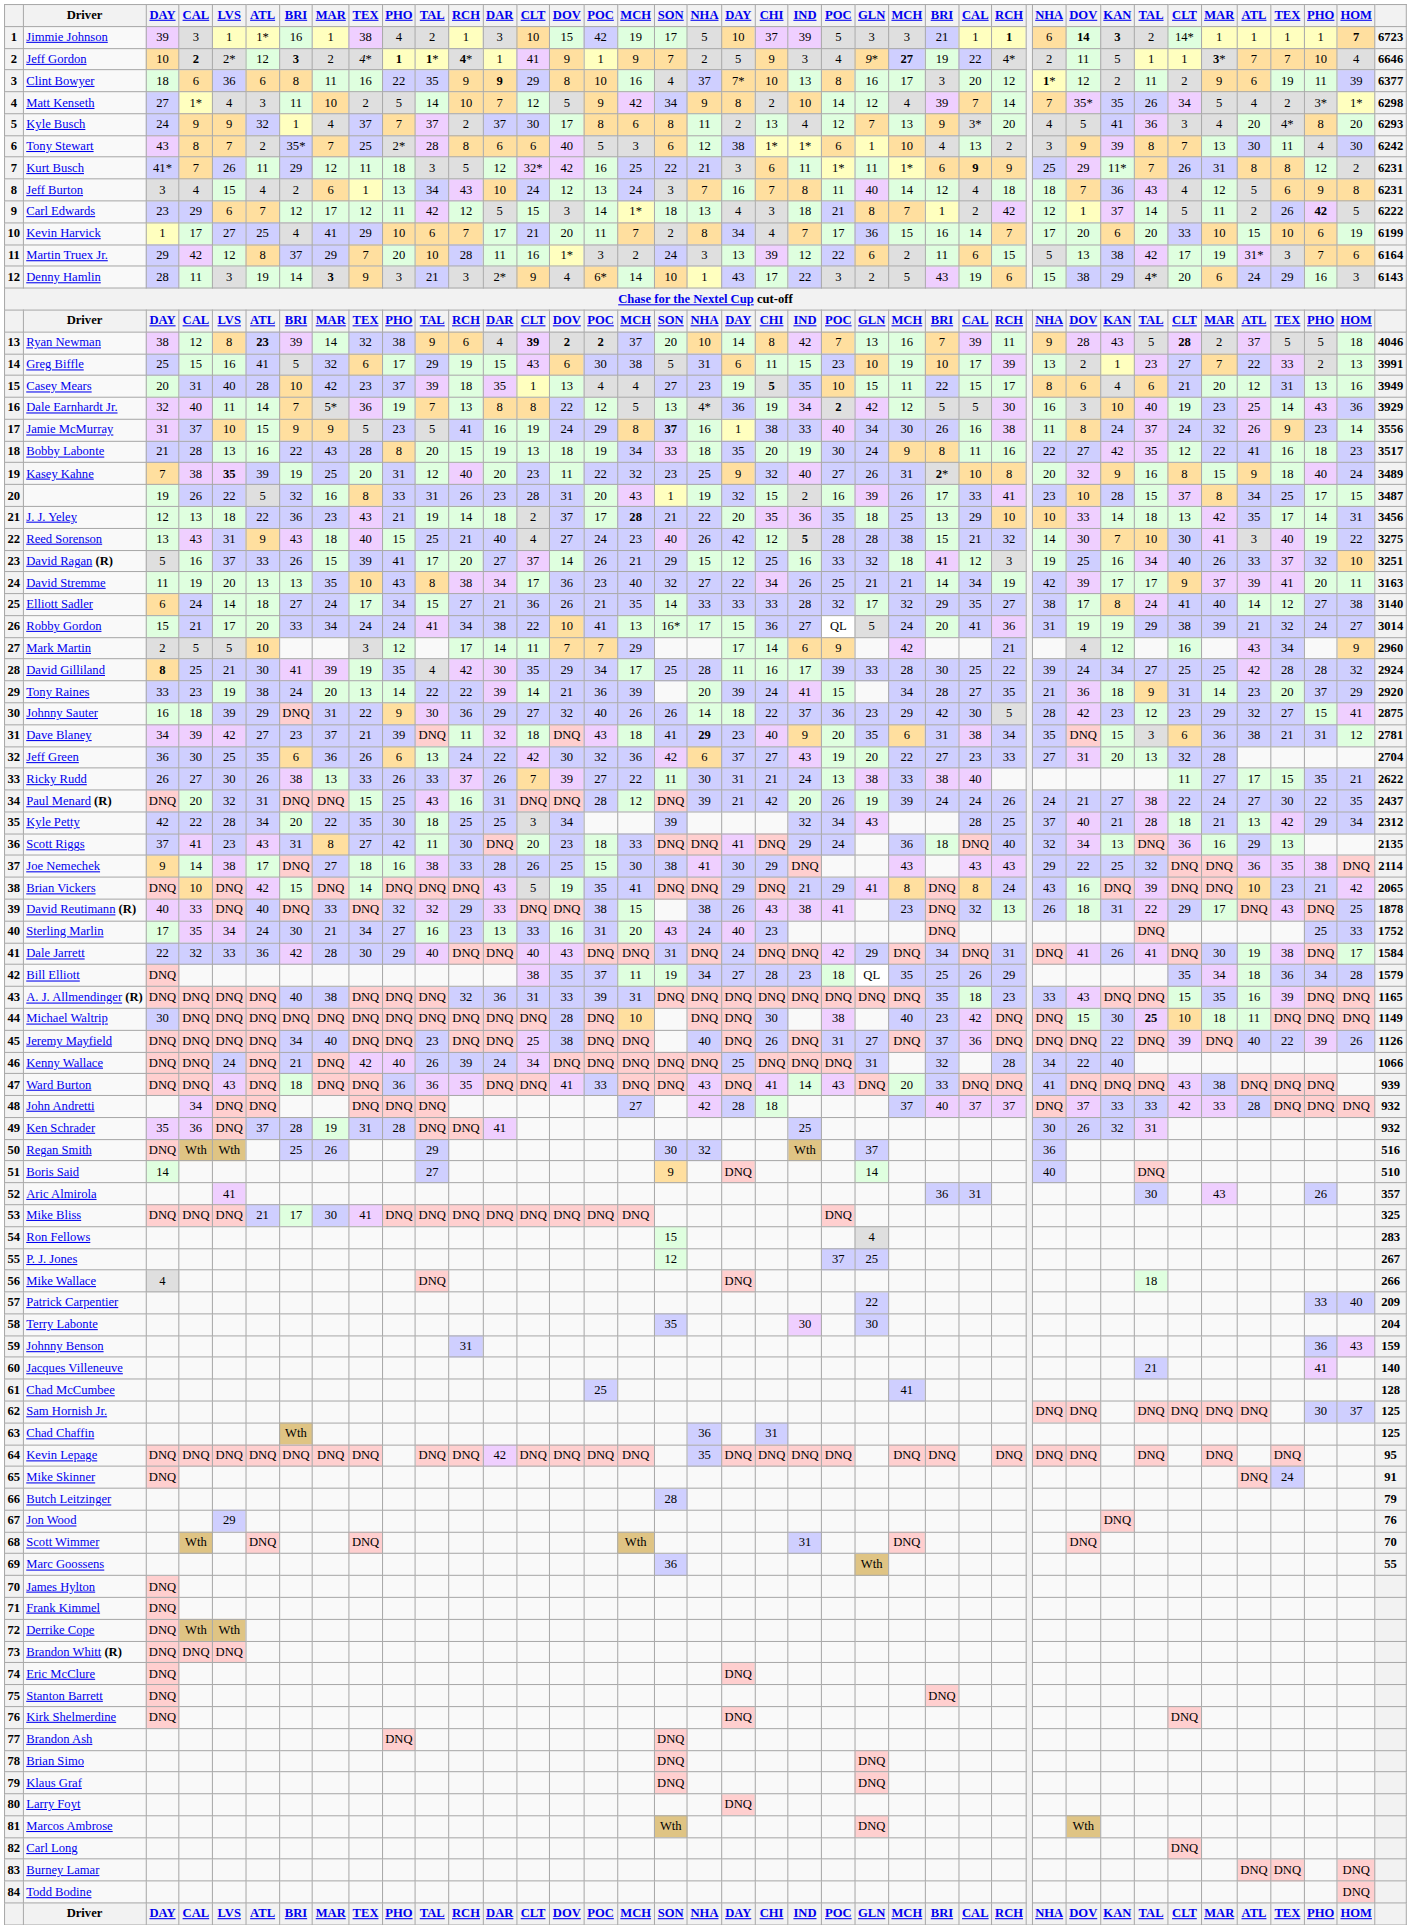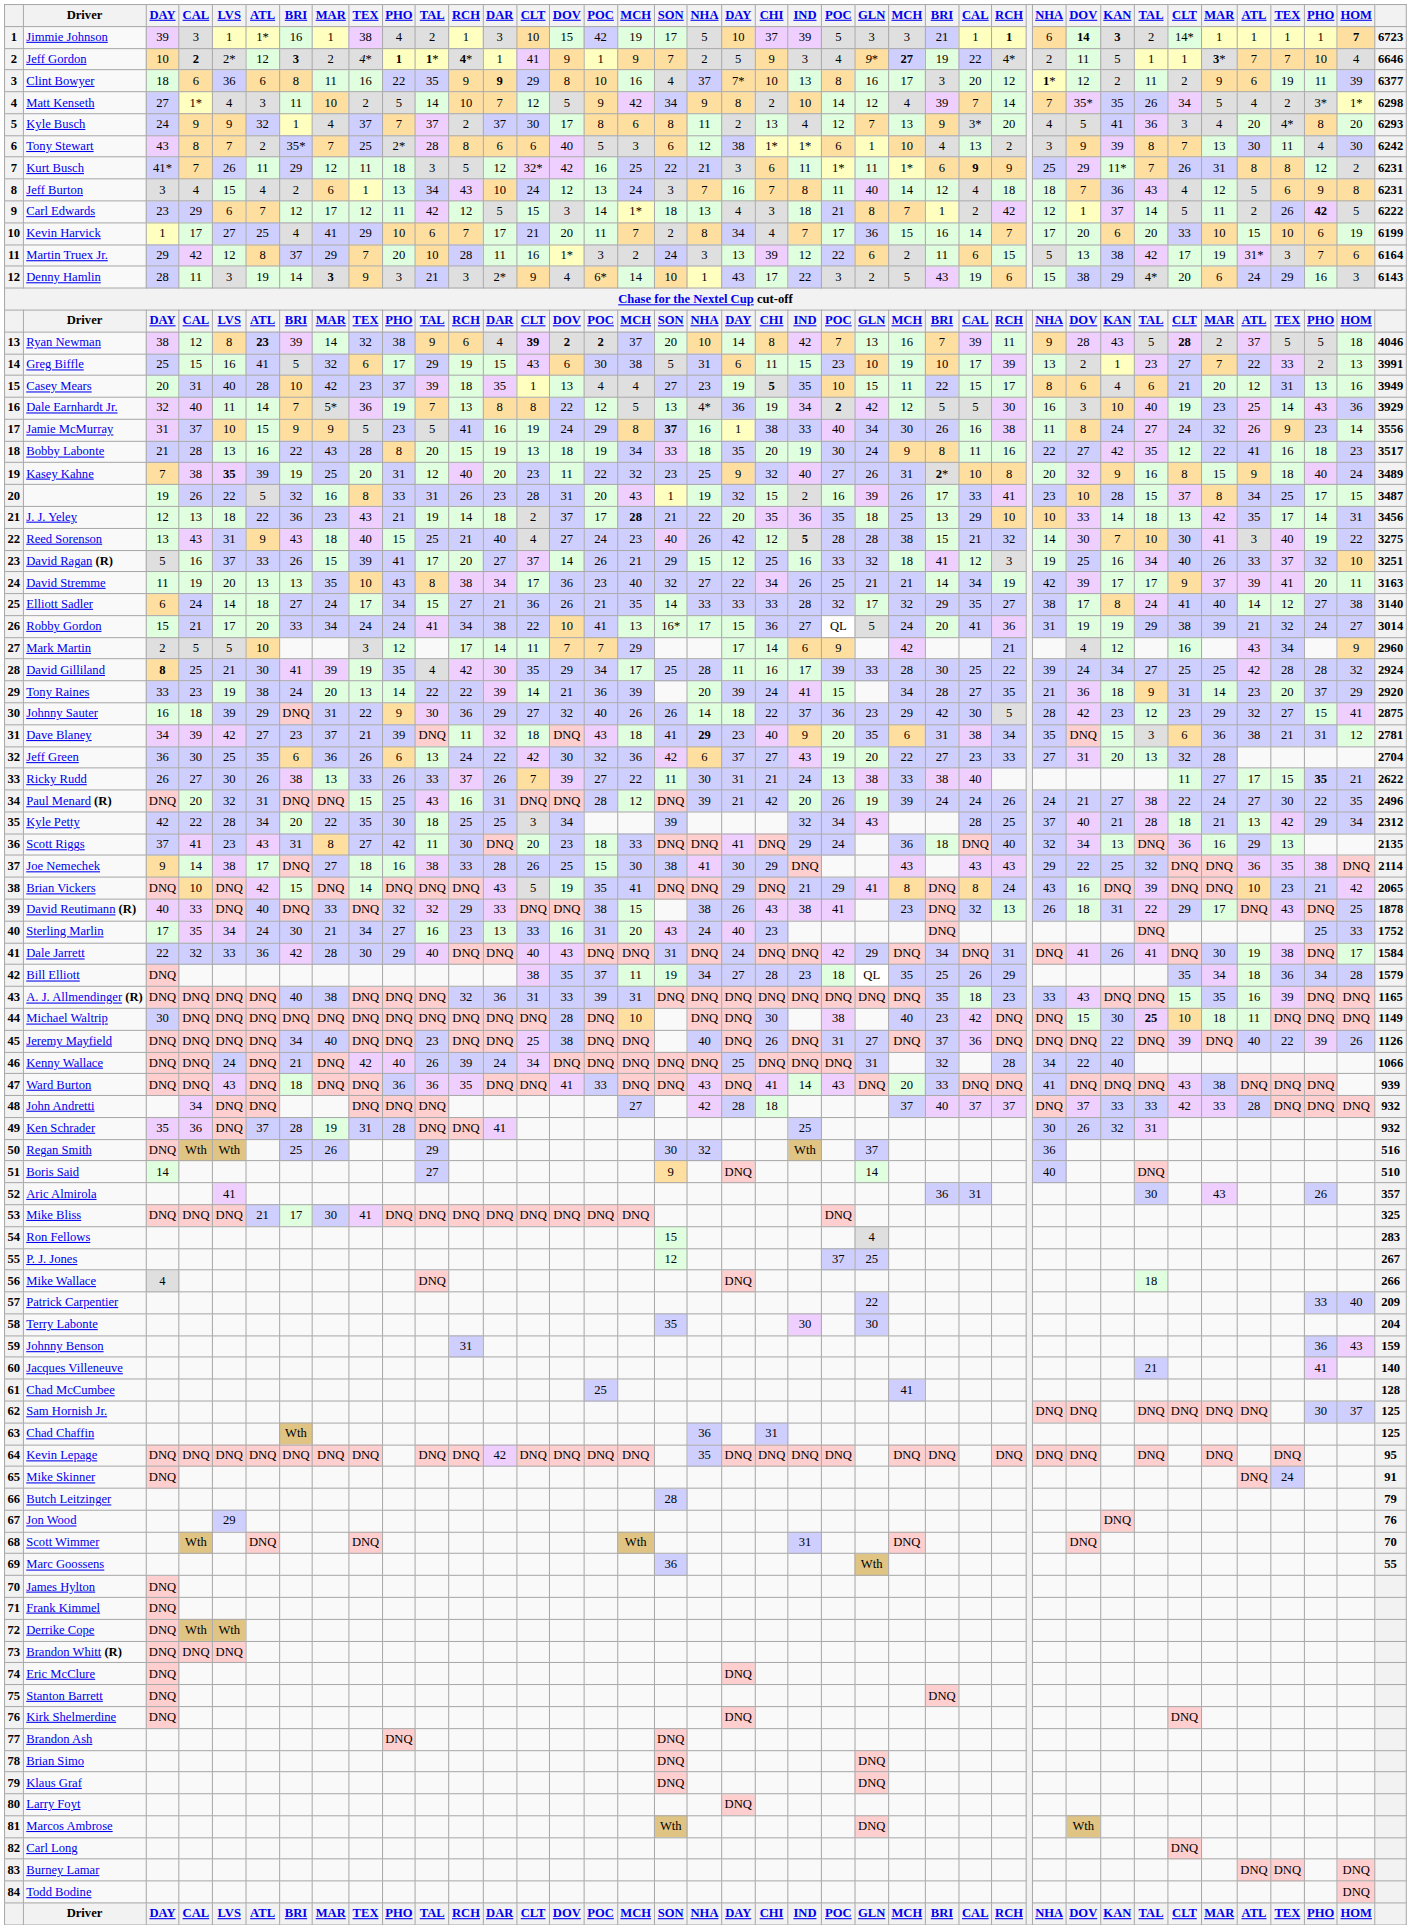(1151, 429) 37 -> (1151, 429) 27
(1321, 779) normal -> (1321, 779) bold
(1391, 800) 2437 -> (1391, 800) 2496
